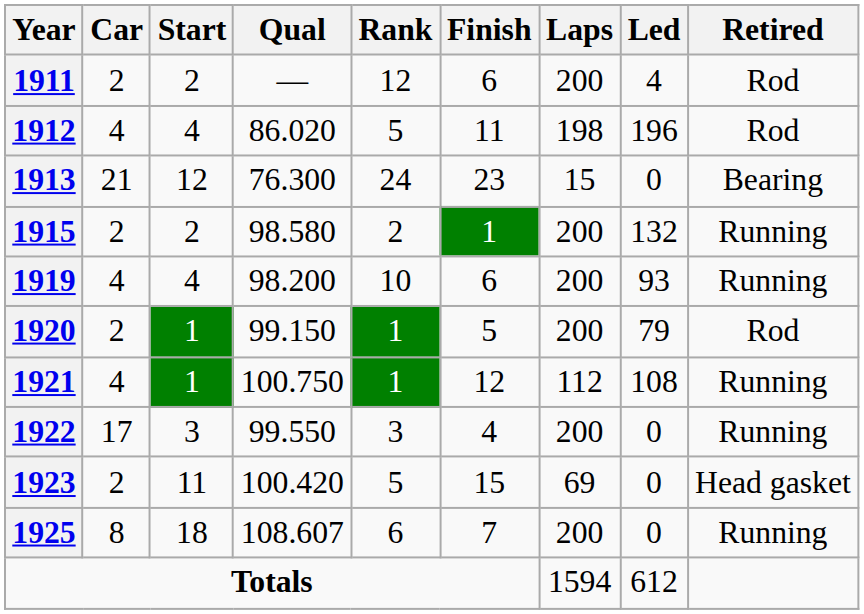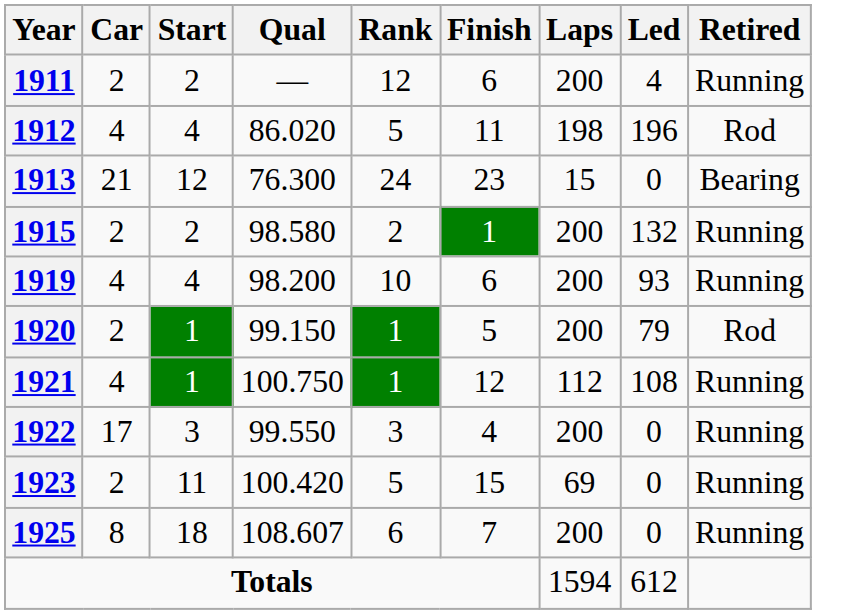(773, 79) Rod -> (750, 79) Running
(773, 481) Head gasket -> (750, 481) Running
